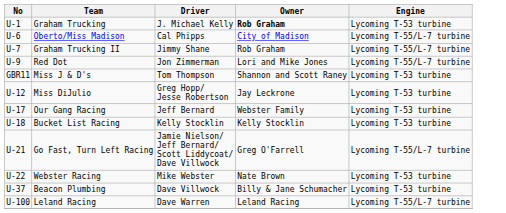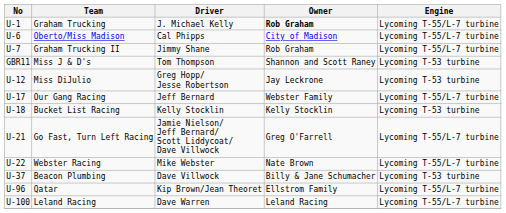(401, 24) Lycoming T-53 turbine -> (439, 24) Lycoming T-55/L-7 turbine
- row: (51, 62)
(401, 110) Lycoming T-53 turbine -> (439, 97) Lycoming T-55/L-7 turbine
(401, 177) Lycoming T-53 turbine -> (439, 164) Lycoming T-55/L-7 turbine
+ row: (46, 190)
